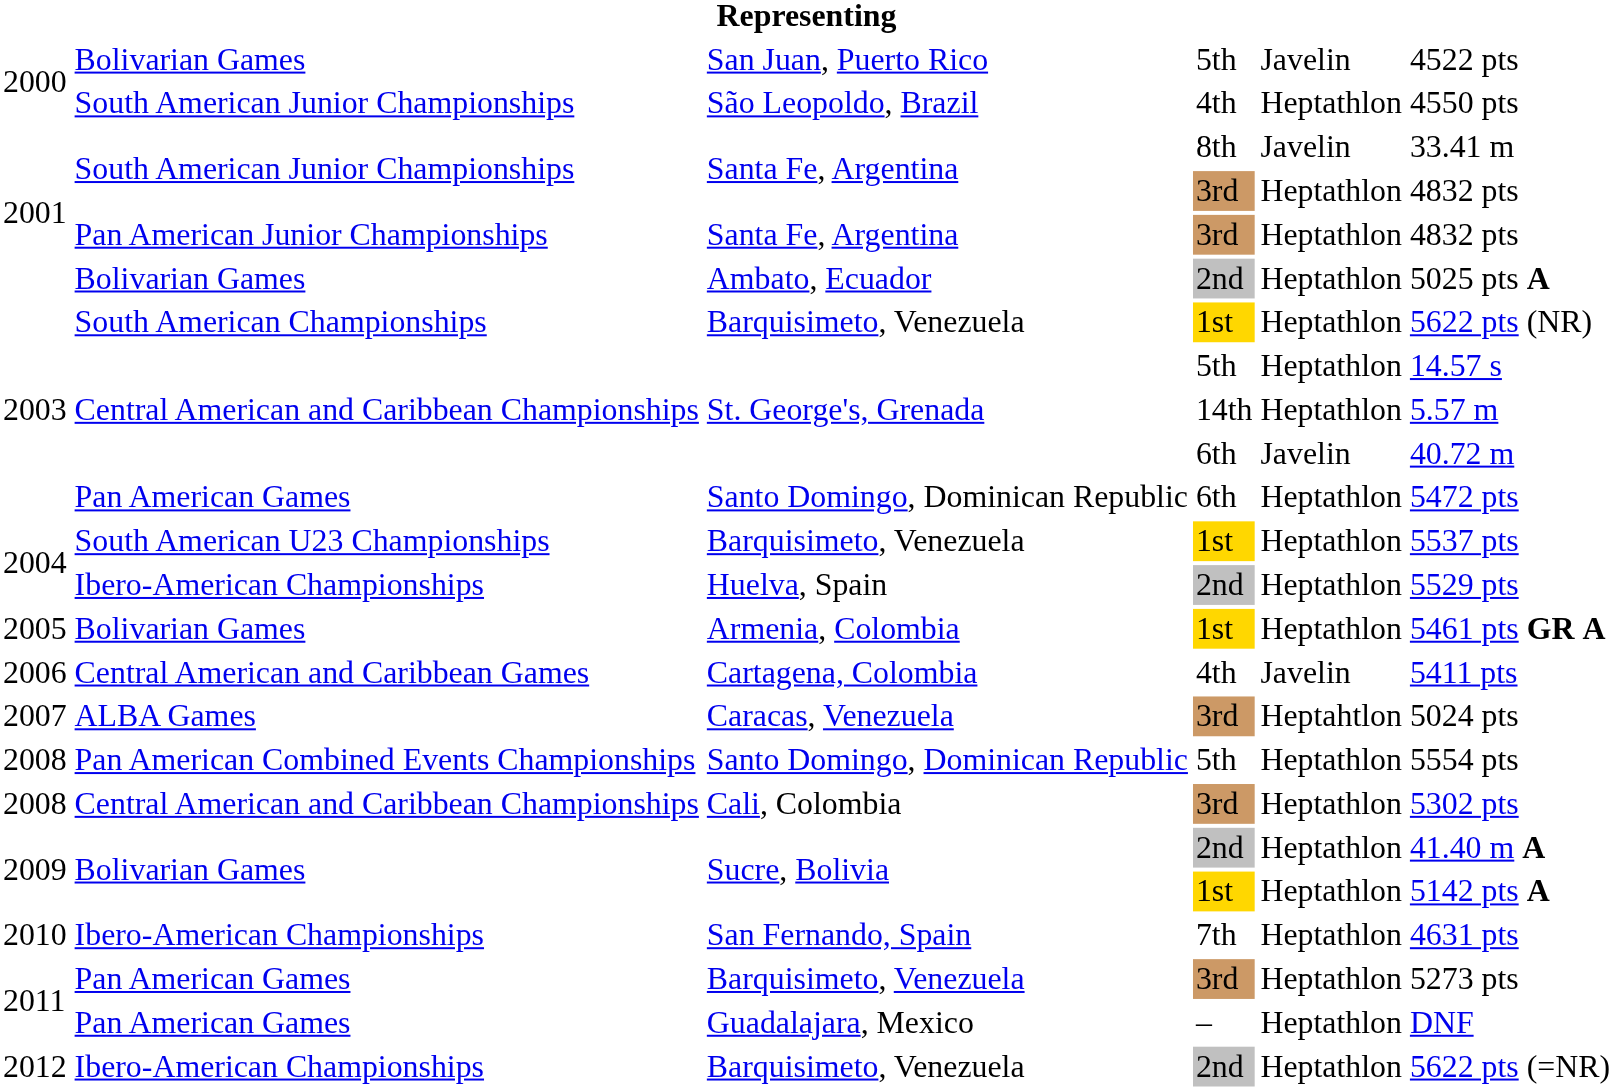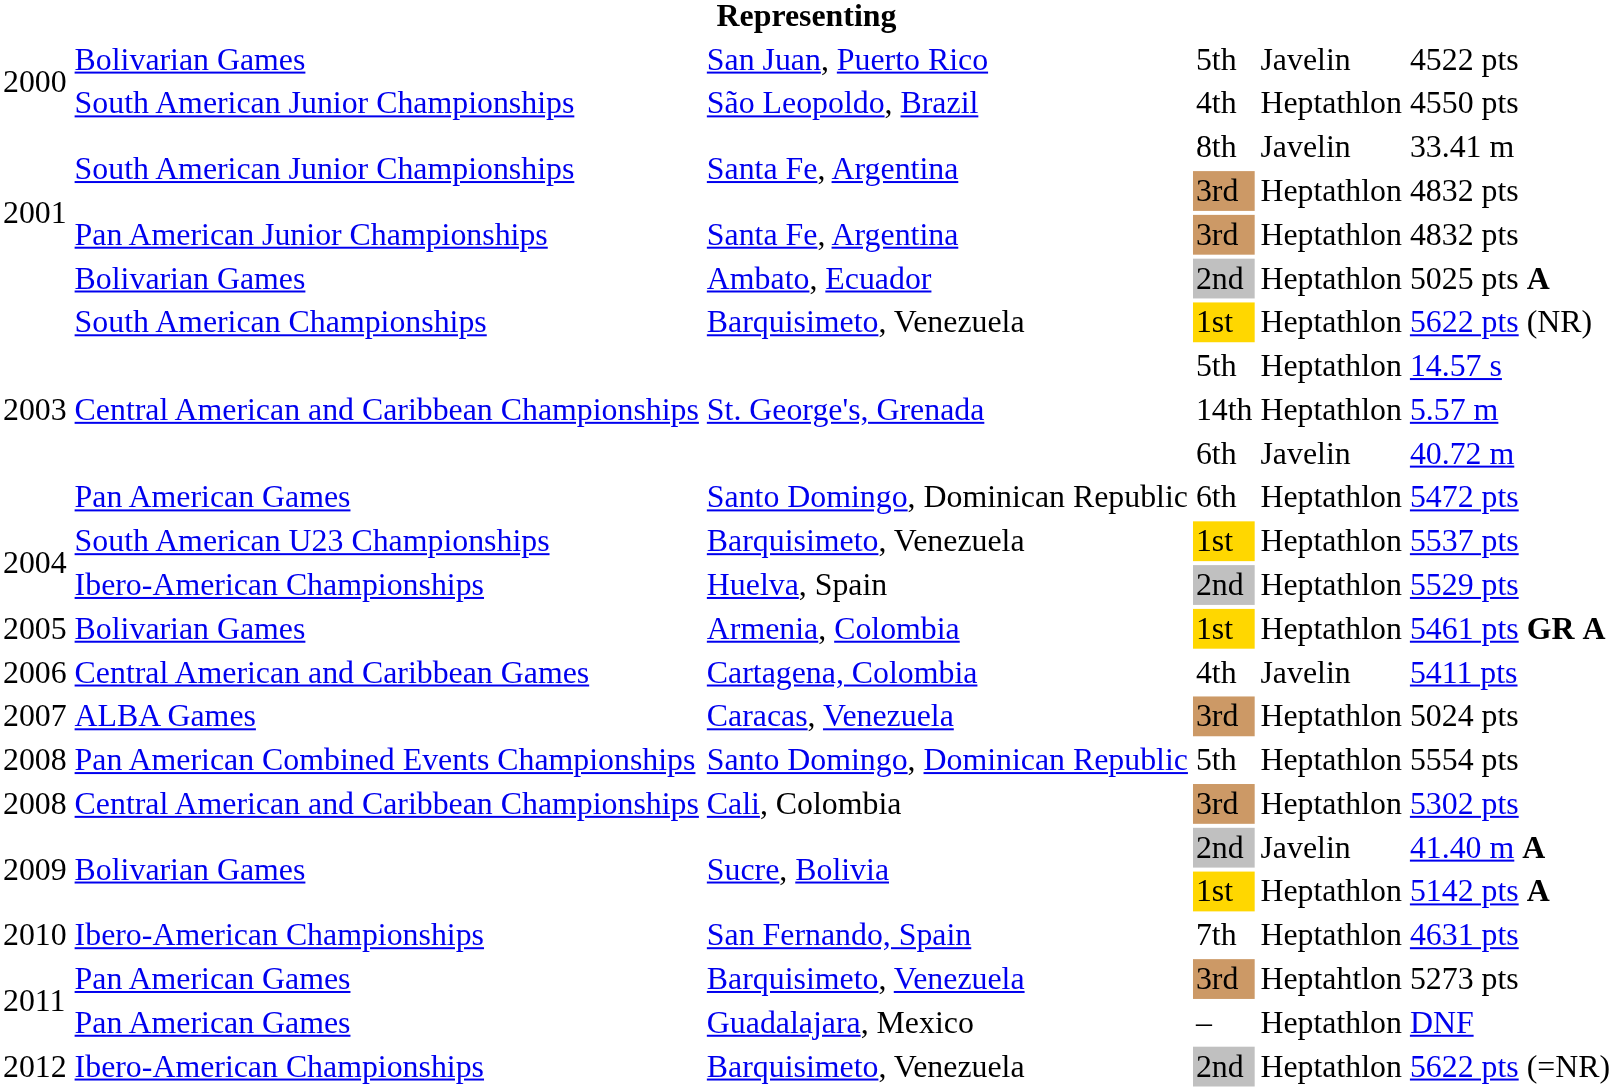(1331, 715) Heptahtlon -> (1331, 715) Heptathlon
(1331, 847) Heptathlon -> (1306, 847) Javelin
(1331, 978) Heptathlon -> (1331, 978) Heptahtlon
